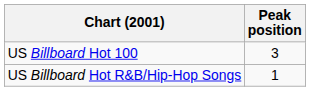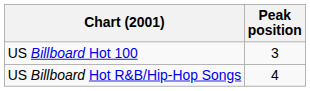(275, 75) 1 -> (275, 75) 4
